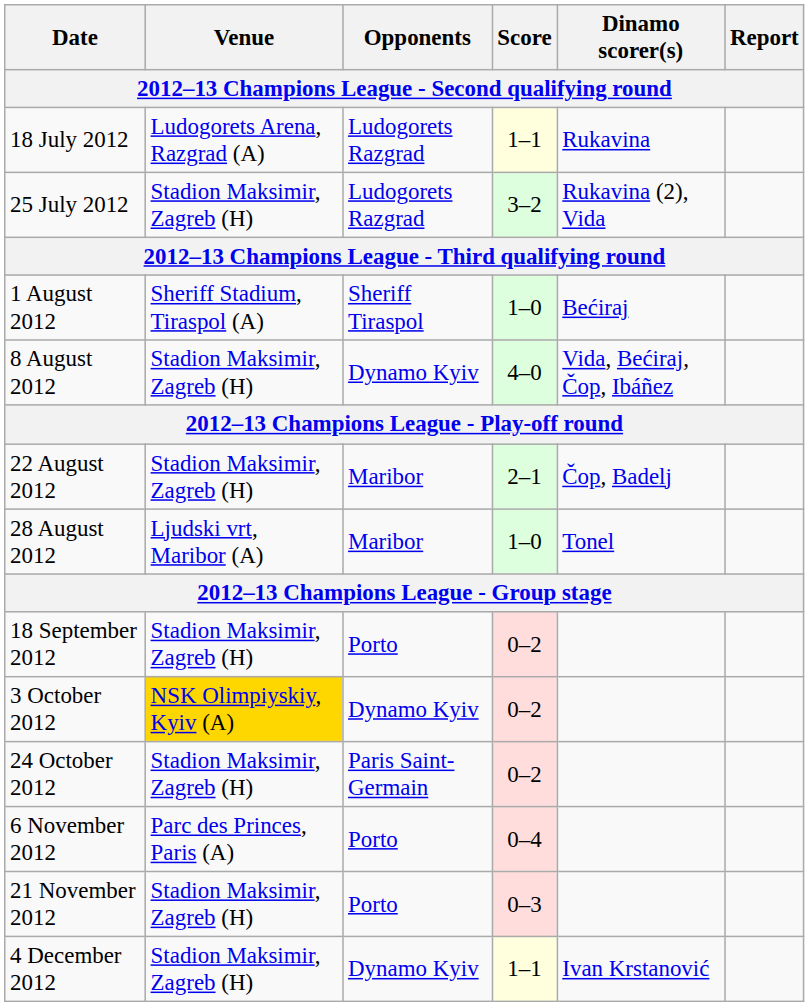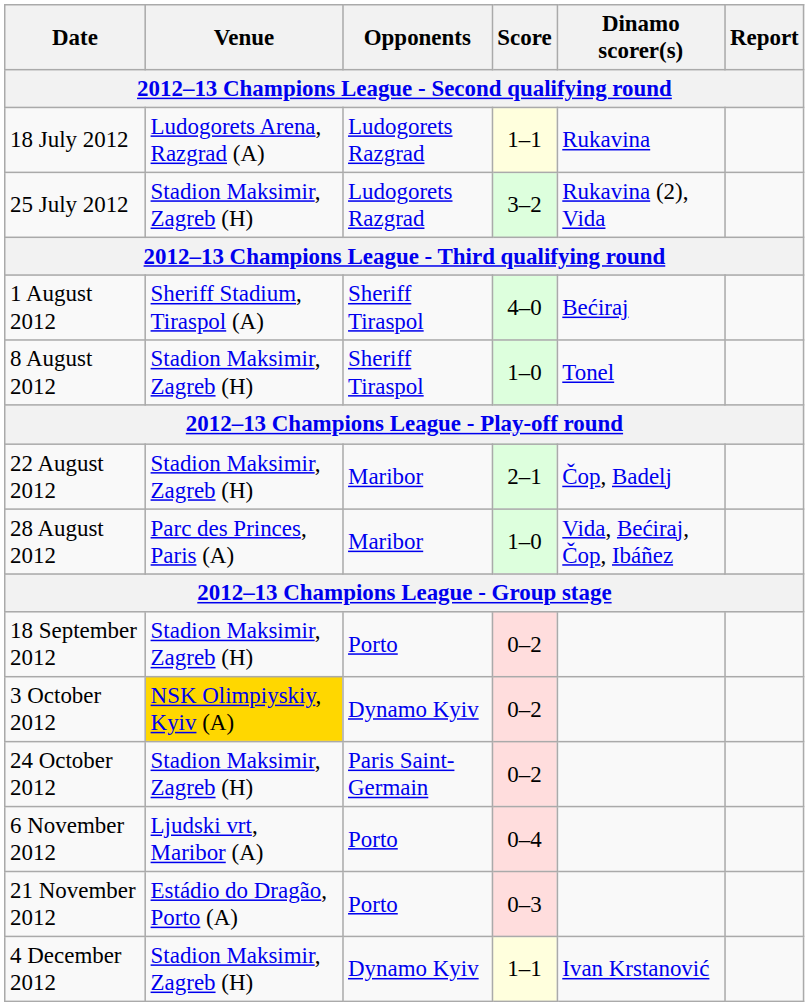(524, 307) 1–0 -> (524, 307) 4–0
(413, 372) Dynamo Kyiv -> (386, 372) Sheriff Tiraspol
(524, 372) 4–0 -> (524, 372) 1–0
(626, 372) Vida, Bećiraj, Čop, Ibáñez -> (588, 372) Tonel
(207, 540) Ljudski vrt, Maribor (A) -> (229, 540) Parc des Princes, Paris (A)
(588, 540) Tonel -> (626, 540) Vida, Bećiraj, Čop, Ibáñez
(229, 838) Parc des Princes, Paris (A) -> (207, 838) Ljudski vrt, Maribor (A)
(235, 903) Stadion Maksimir, Zagreb (H) -> (239, 903) Estádio do Dragão, Porto (A)
